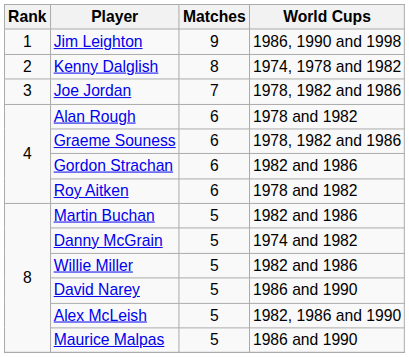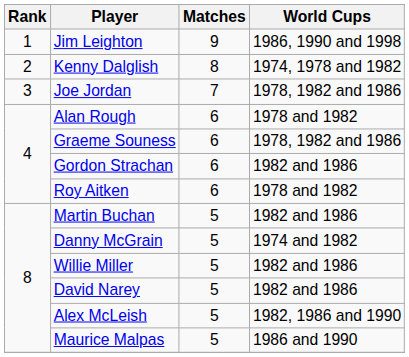(305, 290) 1986 and 1990 -> (305, 290) 1982 and 1986
